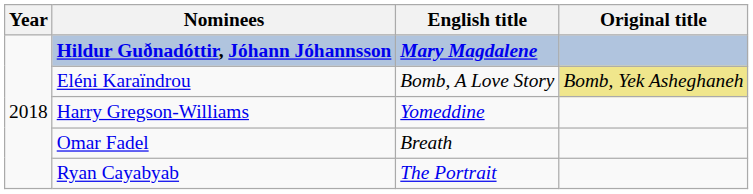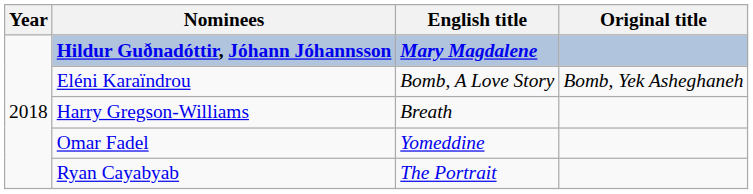(653, 81) khaki background -> (653, 81) no background
(442, 111) Yomeddine -> (426, 111) Breath
(426, 142) Breath -> (442, 142) Yomeddine
